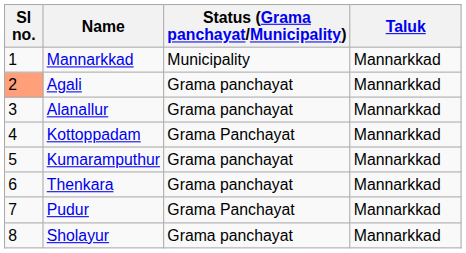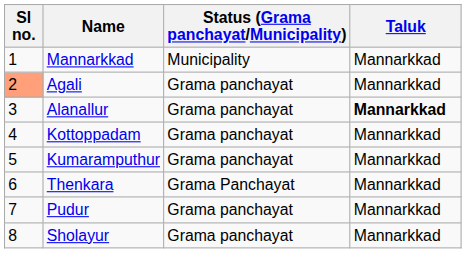(397, 110) normal -> (400, 110) bold
(231, 135) Grama Panchayat -> (230, 135) Grama panchayat
(230, 185) Grama panchayat -> (231, 185) Grama Panchayat
(231, 210) Grama Panchayat -> (230, 210) Grama panchayat
